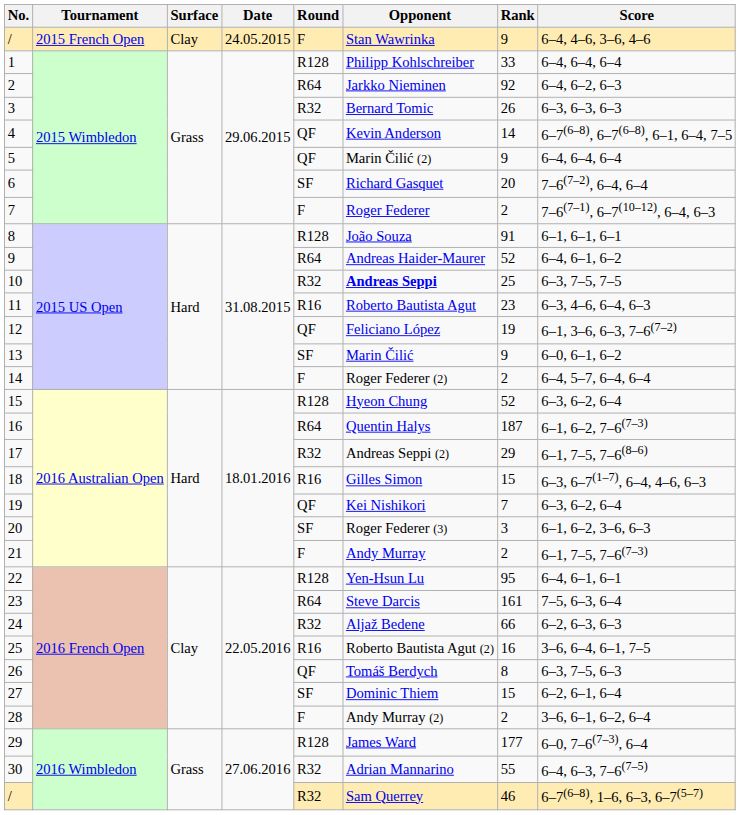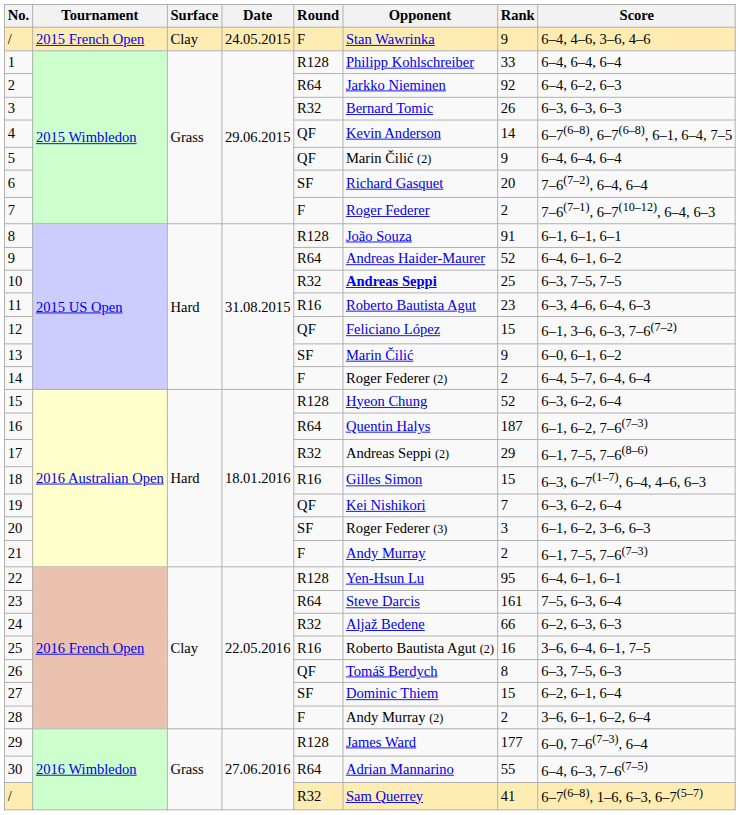(508, 330) 19 -> (508, 330) 15
(309, 769) R32 -> (309, 769) R64
(508, 796) 46 -> (508, 796) 41
